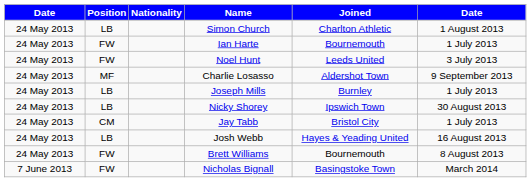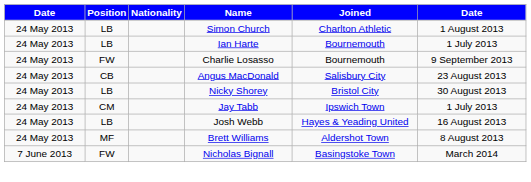(107, 44) FW -> (107, 44) LB
- row: (238, 60)
(107, 75) MF -> (107, 60) FW
(355, 75) Aldershot Town -> (355, 60) Bournemouth
+ row: (238, 75)
- row: (238, 91)
(355, 107) Ipswich Town -> (355, 91) Bristol City
(355, 122) Bristol City -> (355, 107) Ipswich Town
(107, 154) FW -> (107, 138) MF
(355, 154) Bournemouth -> (355, 138) Aldershot Town
